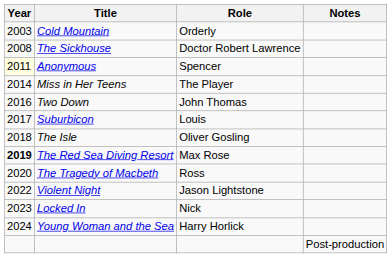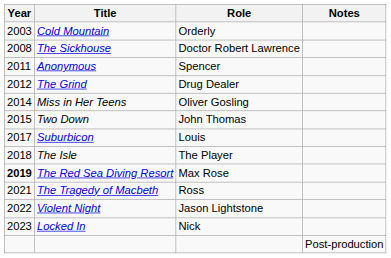(19, 66) lightyellow background -> (19, 66) no background
+ row: (62, 84)
(206, 84) The Player -> (214, 102) Oliver Gosling
(19, 102) 2016 -> (19, 119) 2015
(214, 137) Oliver Gosling -> (206, 155) The Player
(19, 173) 2020 -> (19, 191) 2021
- row: (106, 226)
